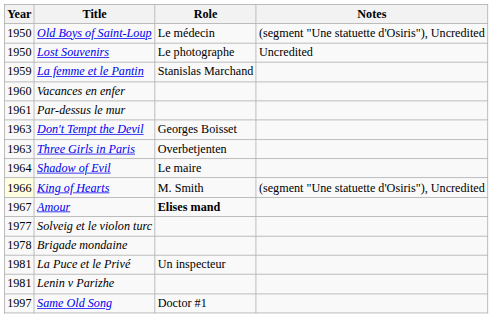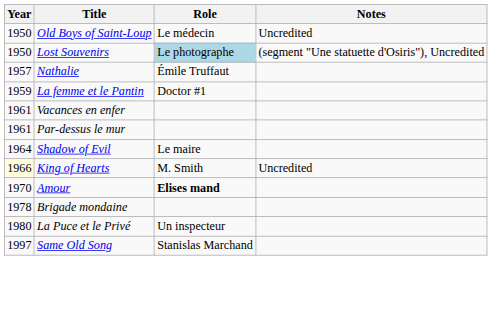(372, 33) (segment "Une statuette d'Osiris"), Uncredited -> (285, 33) Uncredited
(196, 52) no background -> (196, 52) lightblue background
(286, 52) Uncredited -> (371, 52) (segment "Une statuette d'Osiris"), Uncredited
+ row: (58, 71)
(206, 71) Stanislas Marchand -> (182, 91) Doctor #1
(19, 91) 1960 -> (19, 110) 1961
- row: (90, 129)
- row: (86, 149)
(372, 187) (segment "Une statuette d'Osiris"), Uncredited -> (285, 168) Uncredited
(19, 206) 1967 -> (19, 187) 1970
- row: (95, 226)
(19, 264) 1981 -> (19, 226) 1980
- row: (76, 284)
(182, 303) Doctor #1 -> (205, 245) Stanislas Marchand
